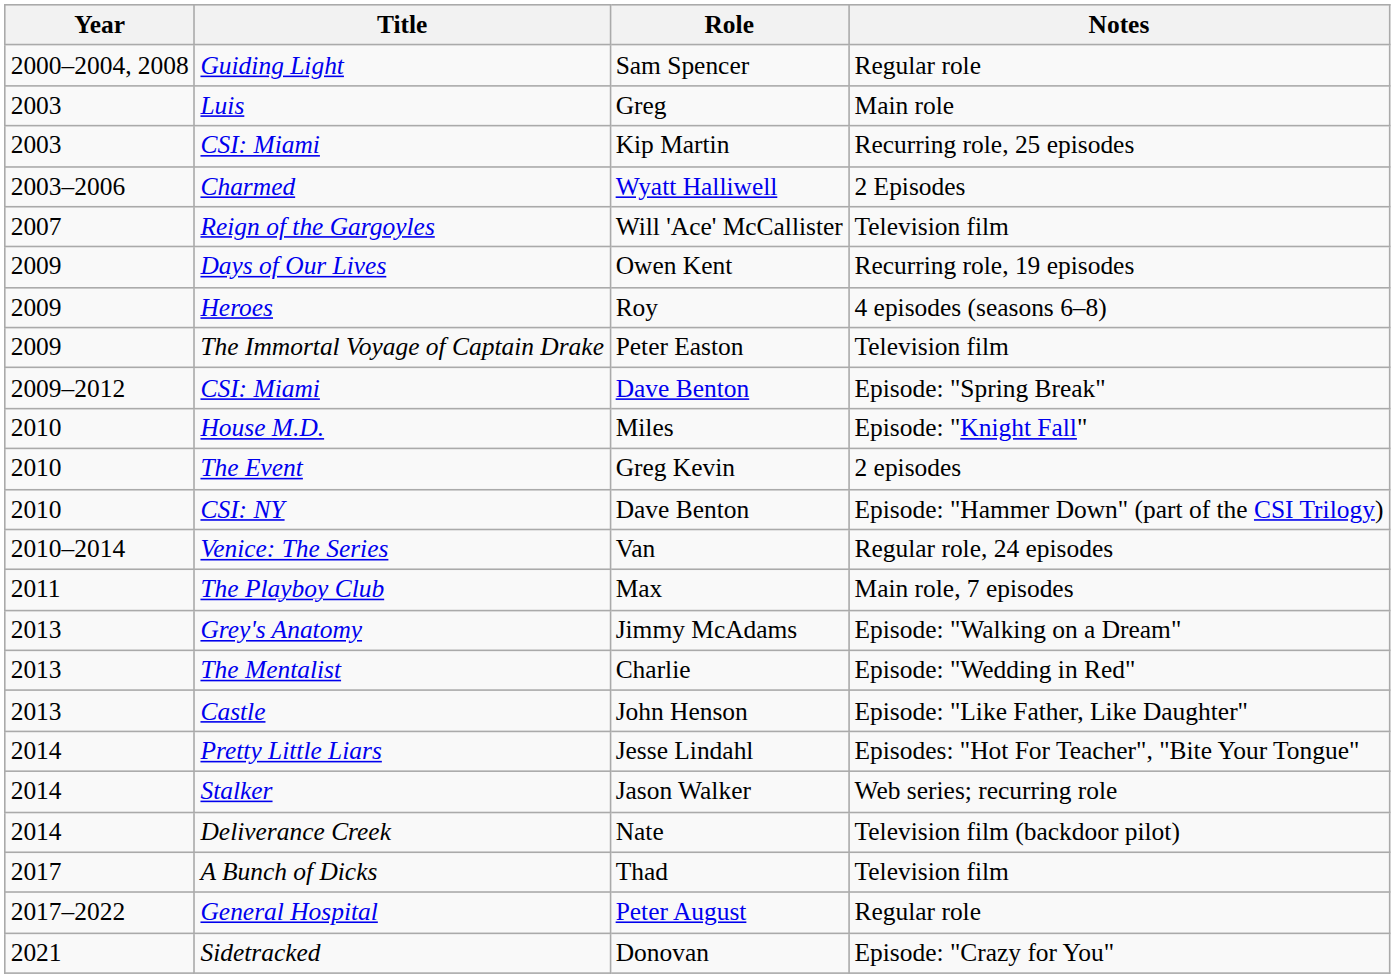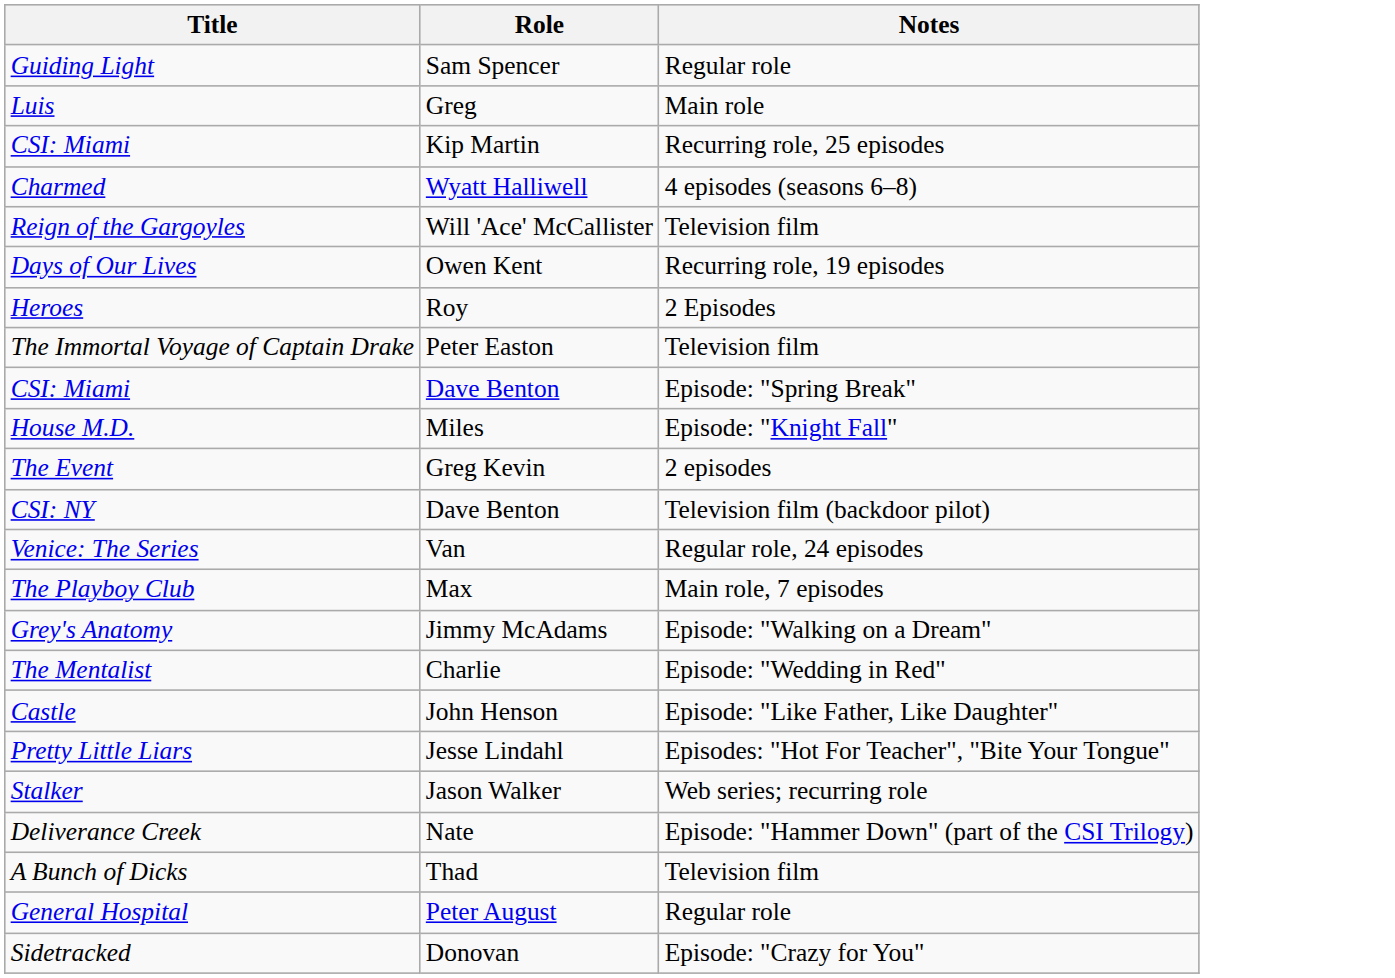- column: (100, 24)
(910, 186) 2 Episodes -> (791, 186) 4 episodes (seasons 6–8)
(981, 307) 4 episodes (seasons 6–8) -> (720, 307) 2 Episodes
(1119, 508) Episode: "Hammer Down" (part of the CSI Trilogy) -> (827, 508) Television film (backdoor pilot)
(1017, 831) Television film (backdoor pilot) -> (929, 831) Episode: "Hammer Down" (part of the CSI Trilogy)
